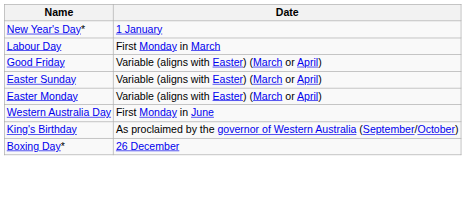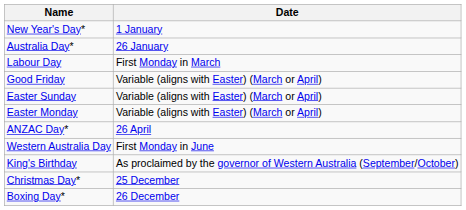+ row: (40, 46)
+ row: (38, 130)
+ row: (43, 180)
